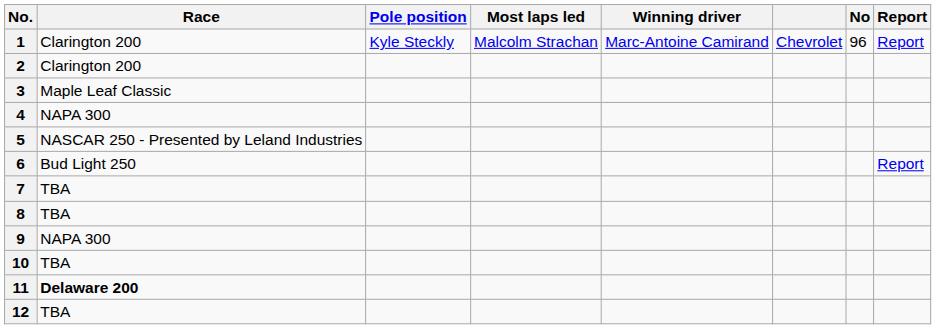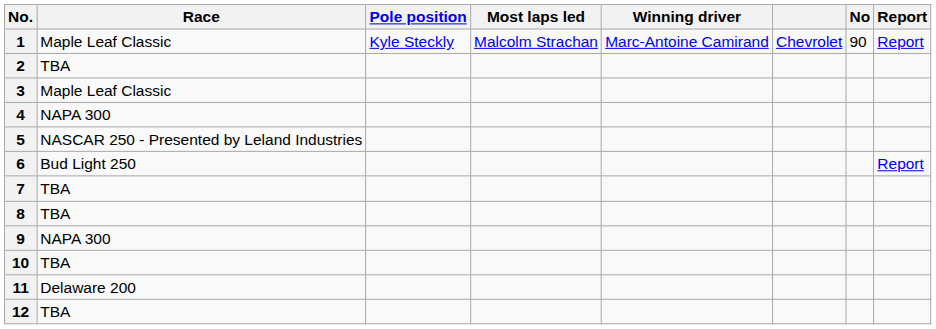(91, 42) Clarington 200 -> (106, 42) Maple Leaf Classic
(858, 42) 96 -> (858, 42) 90
(91, 66) Clarington 200 -> (55, 66) TBA
(89, 287) bold -> (88, 287) normal
